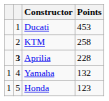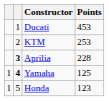(84, 42) 258 -> (84, 42) 253
(18, 73) normal -> (18, 73) bold
(84, 73) 132 -> (84, 73) 125
